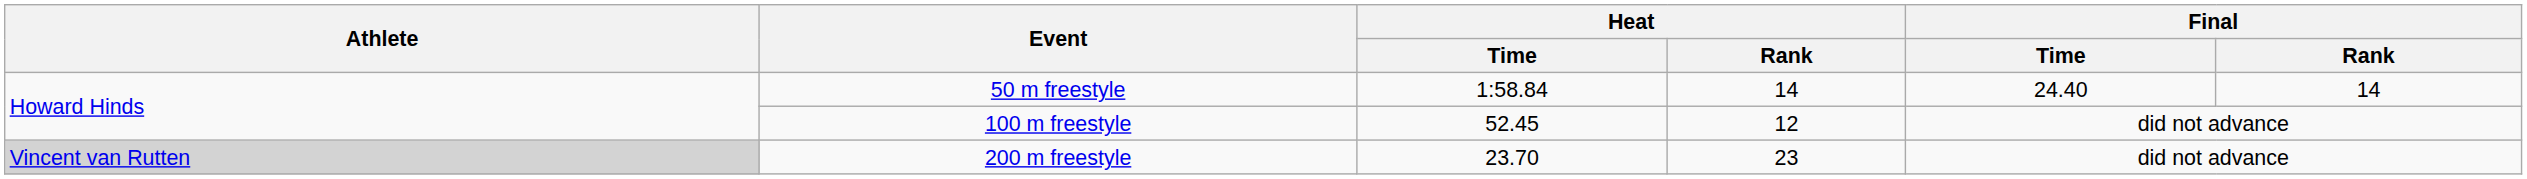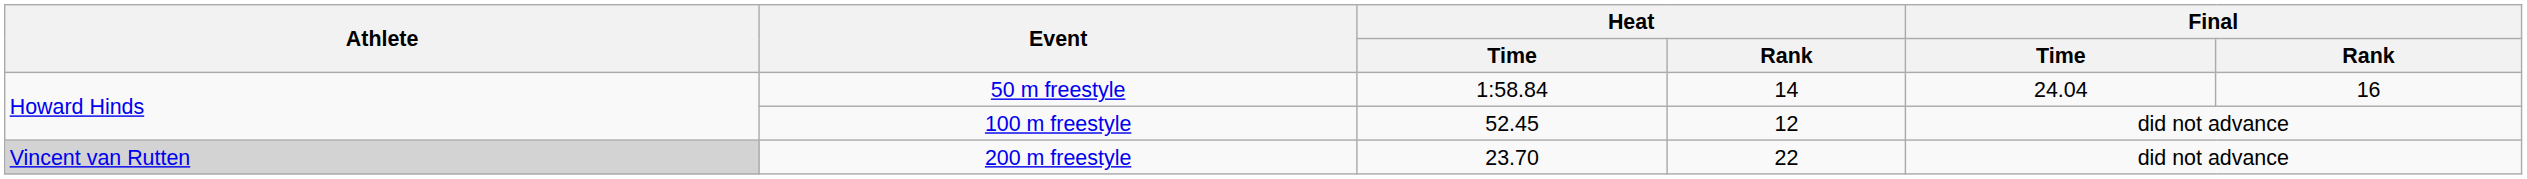(2061, 90) 24.40 -> (2061, 90) 24.04
(2369, 90) 14 -> (2369, 90) 16
(1787, 158) 23 -> (1787, 158) 22
